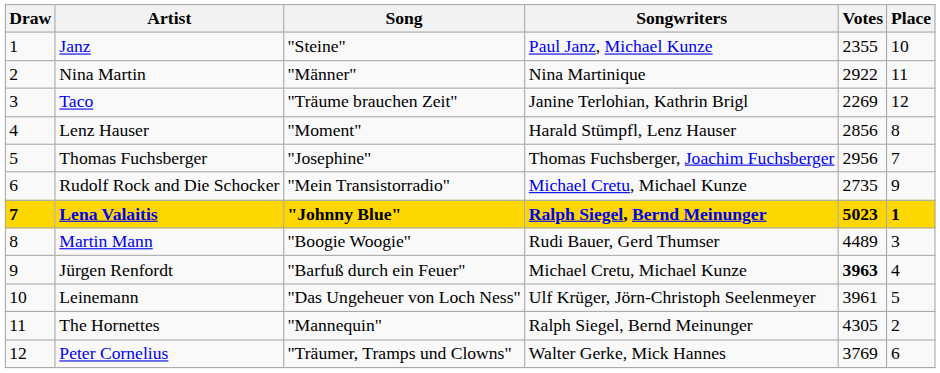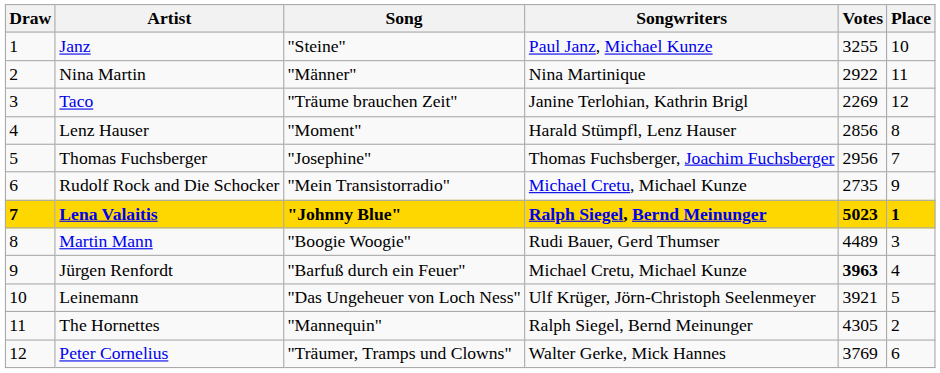(860, 46) 2355 -> (860, 46) 3255
(860, 297) 3961 -> (860, 297) 3921
